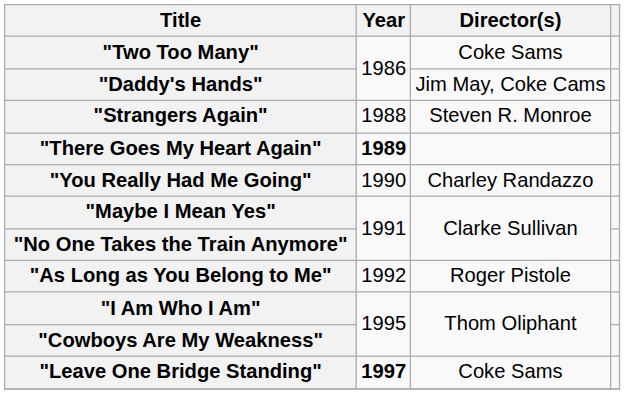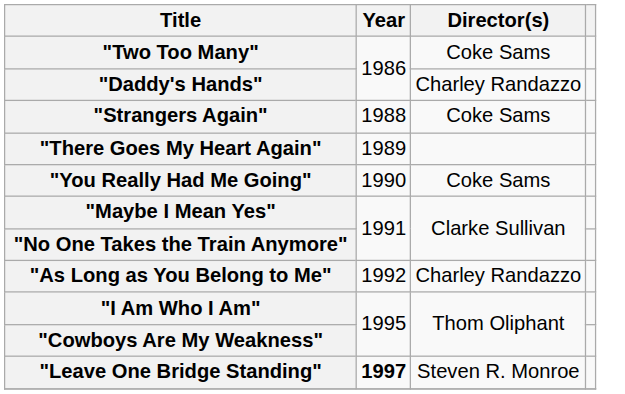(510, 84) Jim May, Coke Cams -> (498, 84) Charley Randazzo
(510, 116) Steven R. Monroe -> (498, 116) Coke Sams
(384, 148) bold -> (384, 148) normal
(510, 180) Charley Randazzo -> (498, 180) Coke Sams
(510, 276) Roger Pistole -> (498, 276) Charley Randazzo
(510, 372) Coke Sams -> (498, 372) Steven R. Monroe
